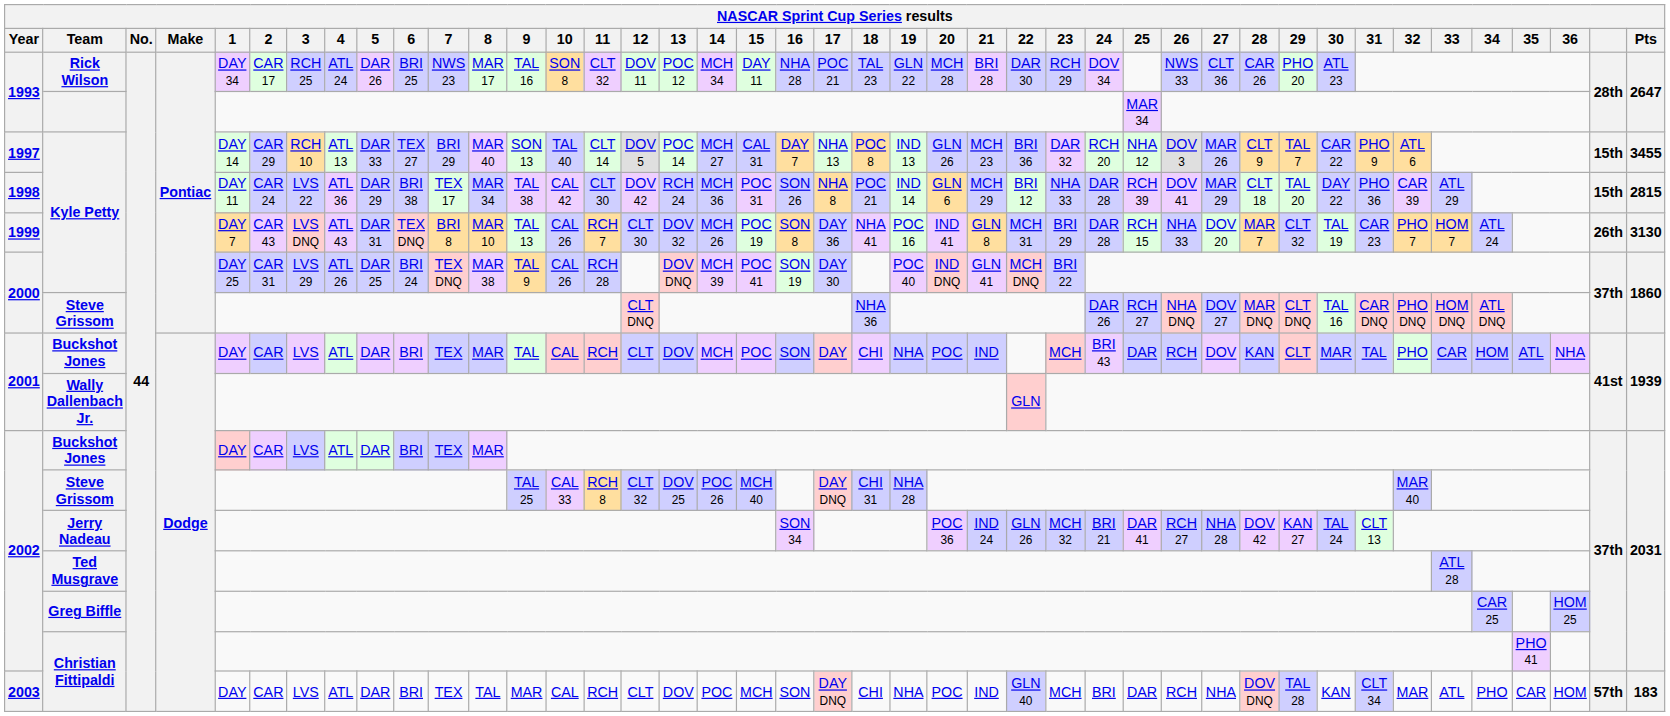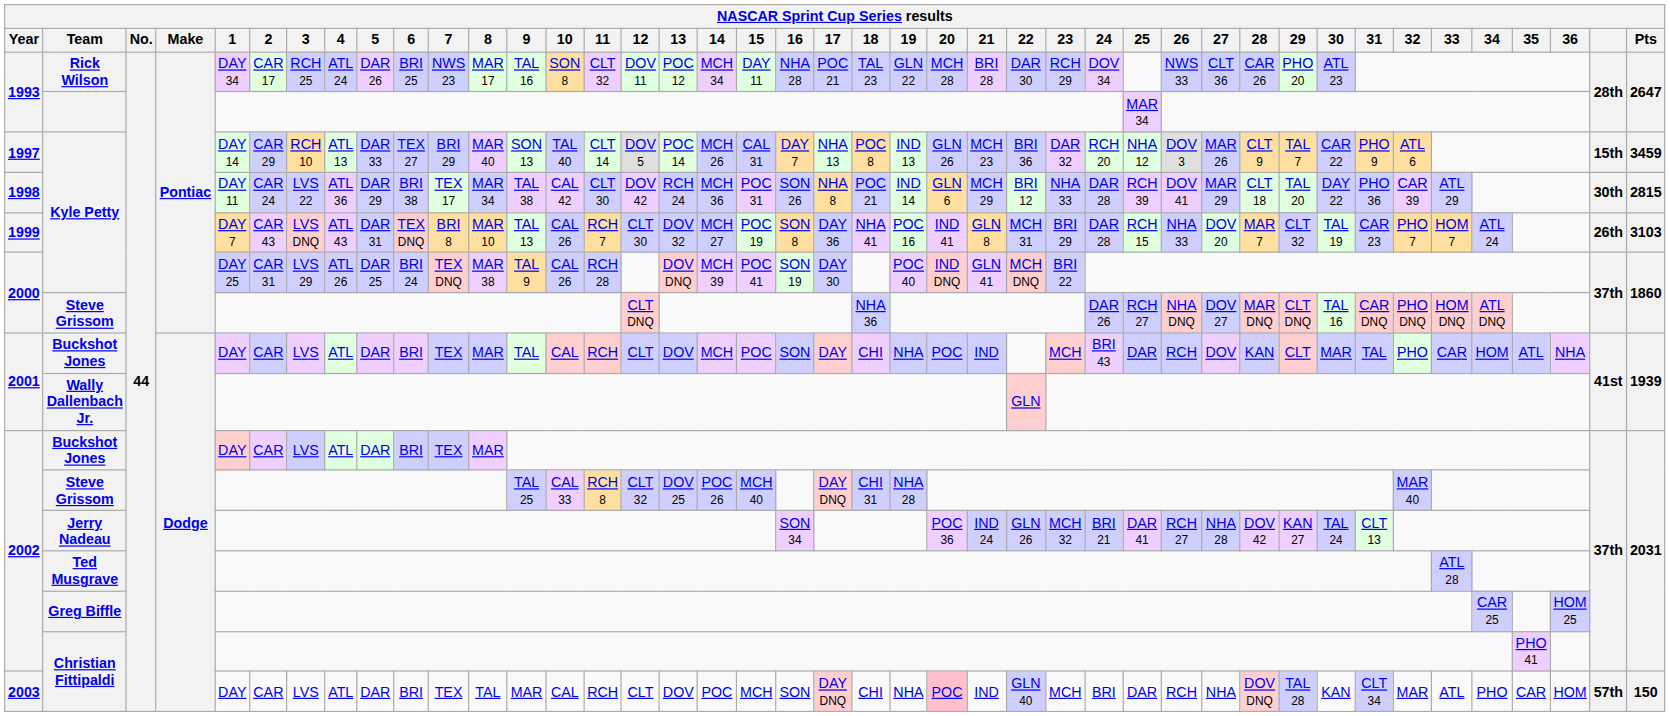(717, 152) MCH 27 -> (717, 152) MCH 26
(1646, 152) 3455 -> (1646, 152) 3459
(1608, 192) 15th -> (1608, 192) 30th
(717, 232) MCH 26 -> (717, 232) MCH 27
(1646, 233) 3130 -> (1646, 233) 3103
(947, 691) no background -> (947, 691) pink background
(1646, 691) 183 -> (1646, 691) 150
